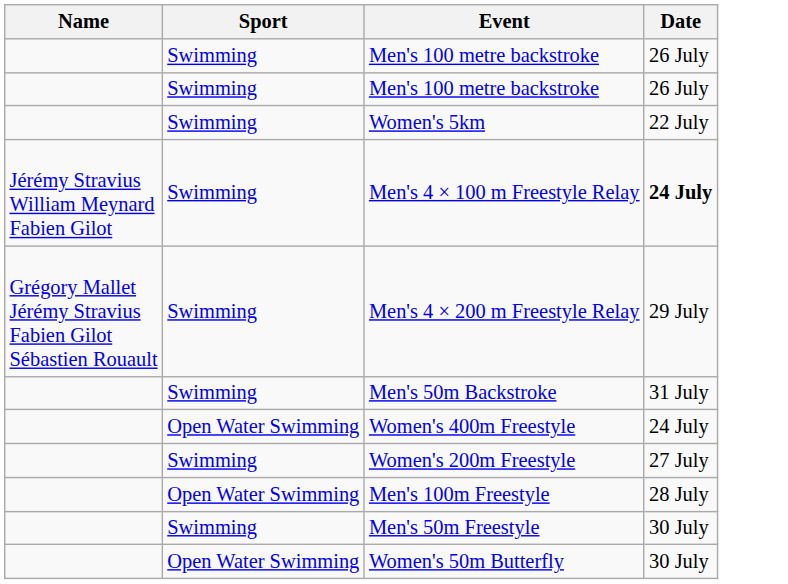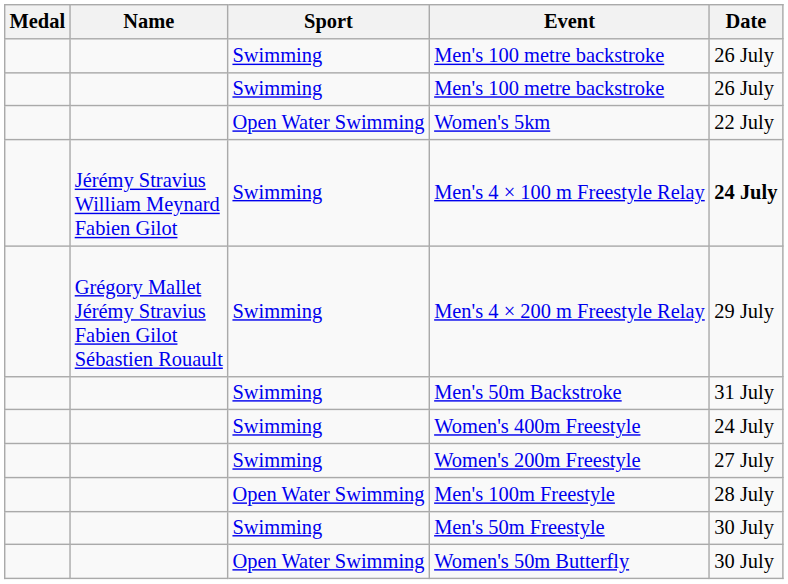+ column: (37, 21)
(212, 122) Swimming -> (328, 122) Open Water Swimming
(263, 426) Open Water Swimming -> (277, 426) Swimming
